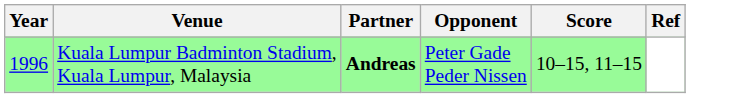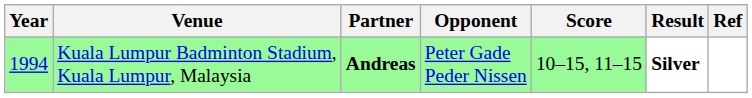+ column: (678, 20)
(29, 64) 1996 -> (29, 64) 1994
